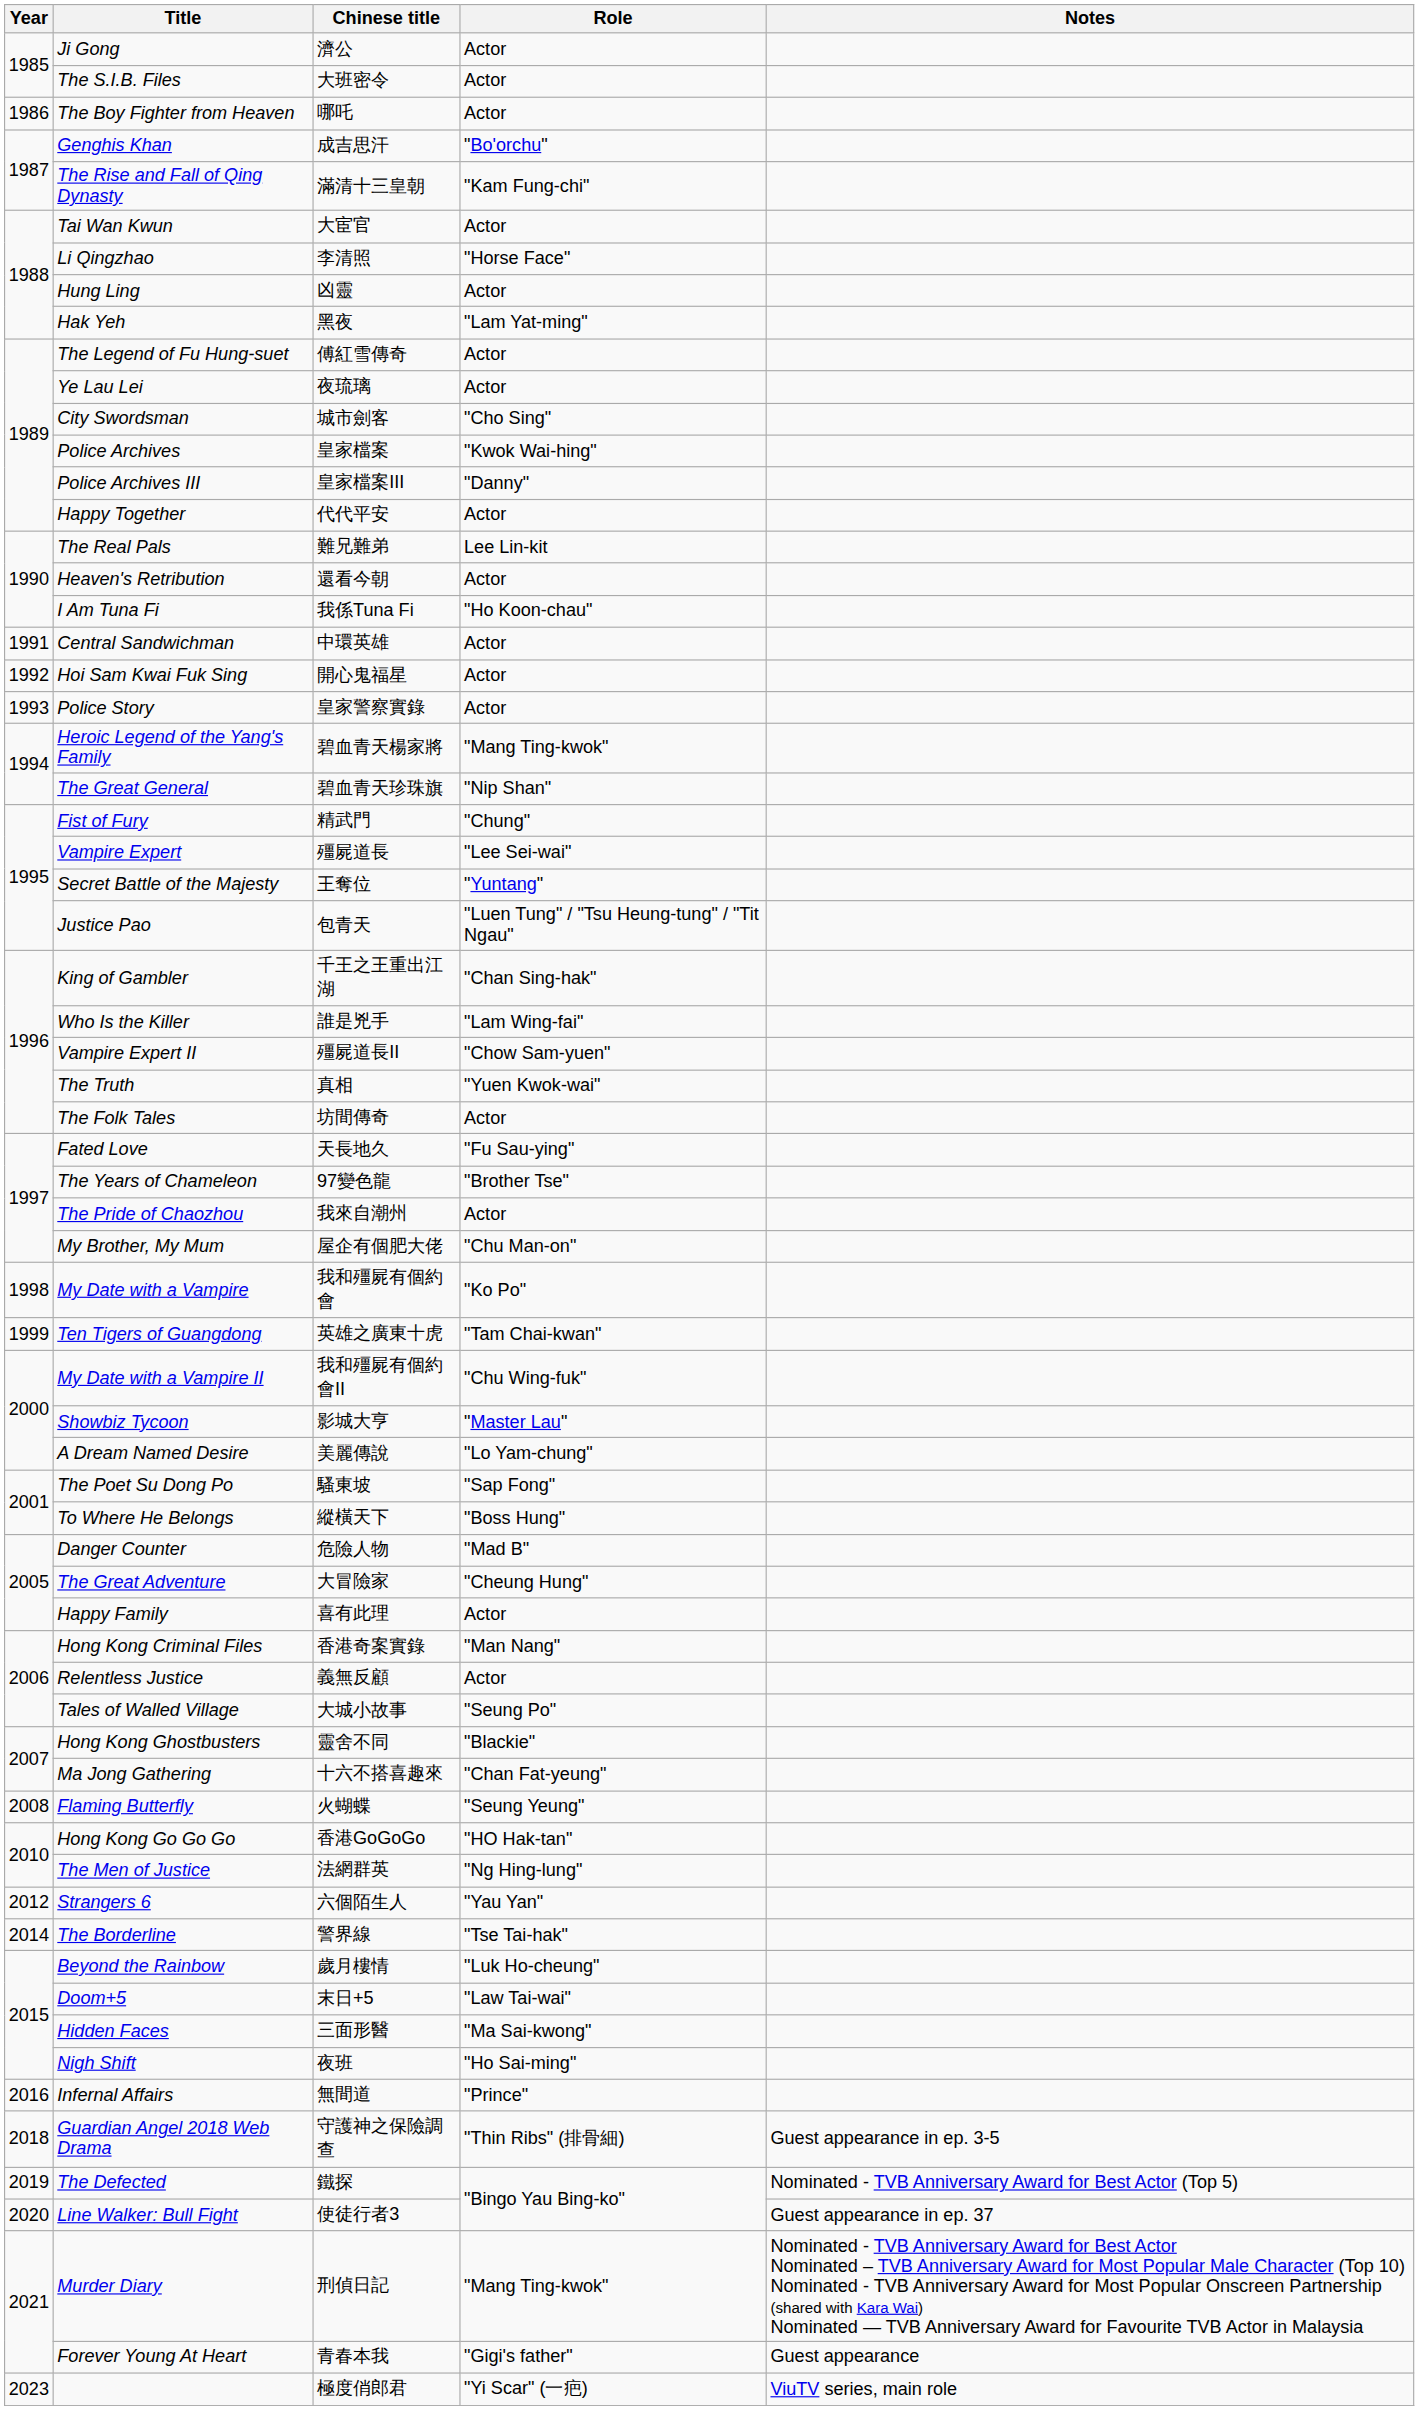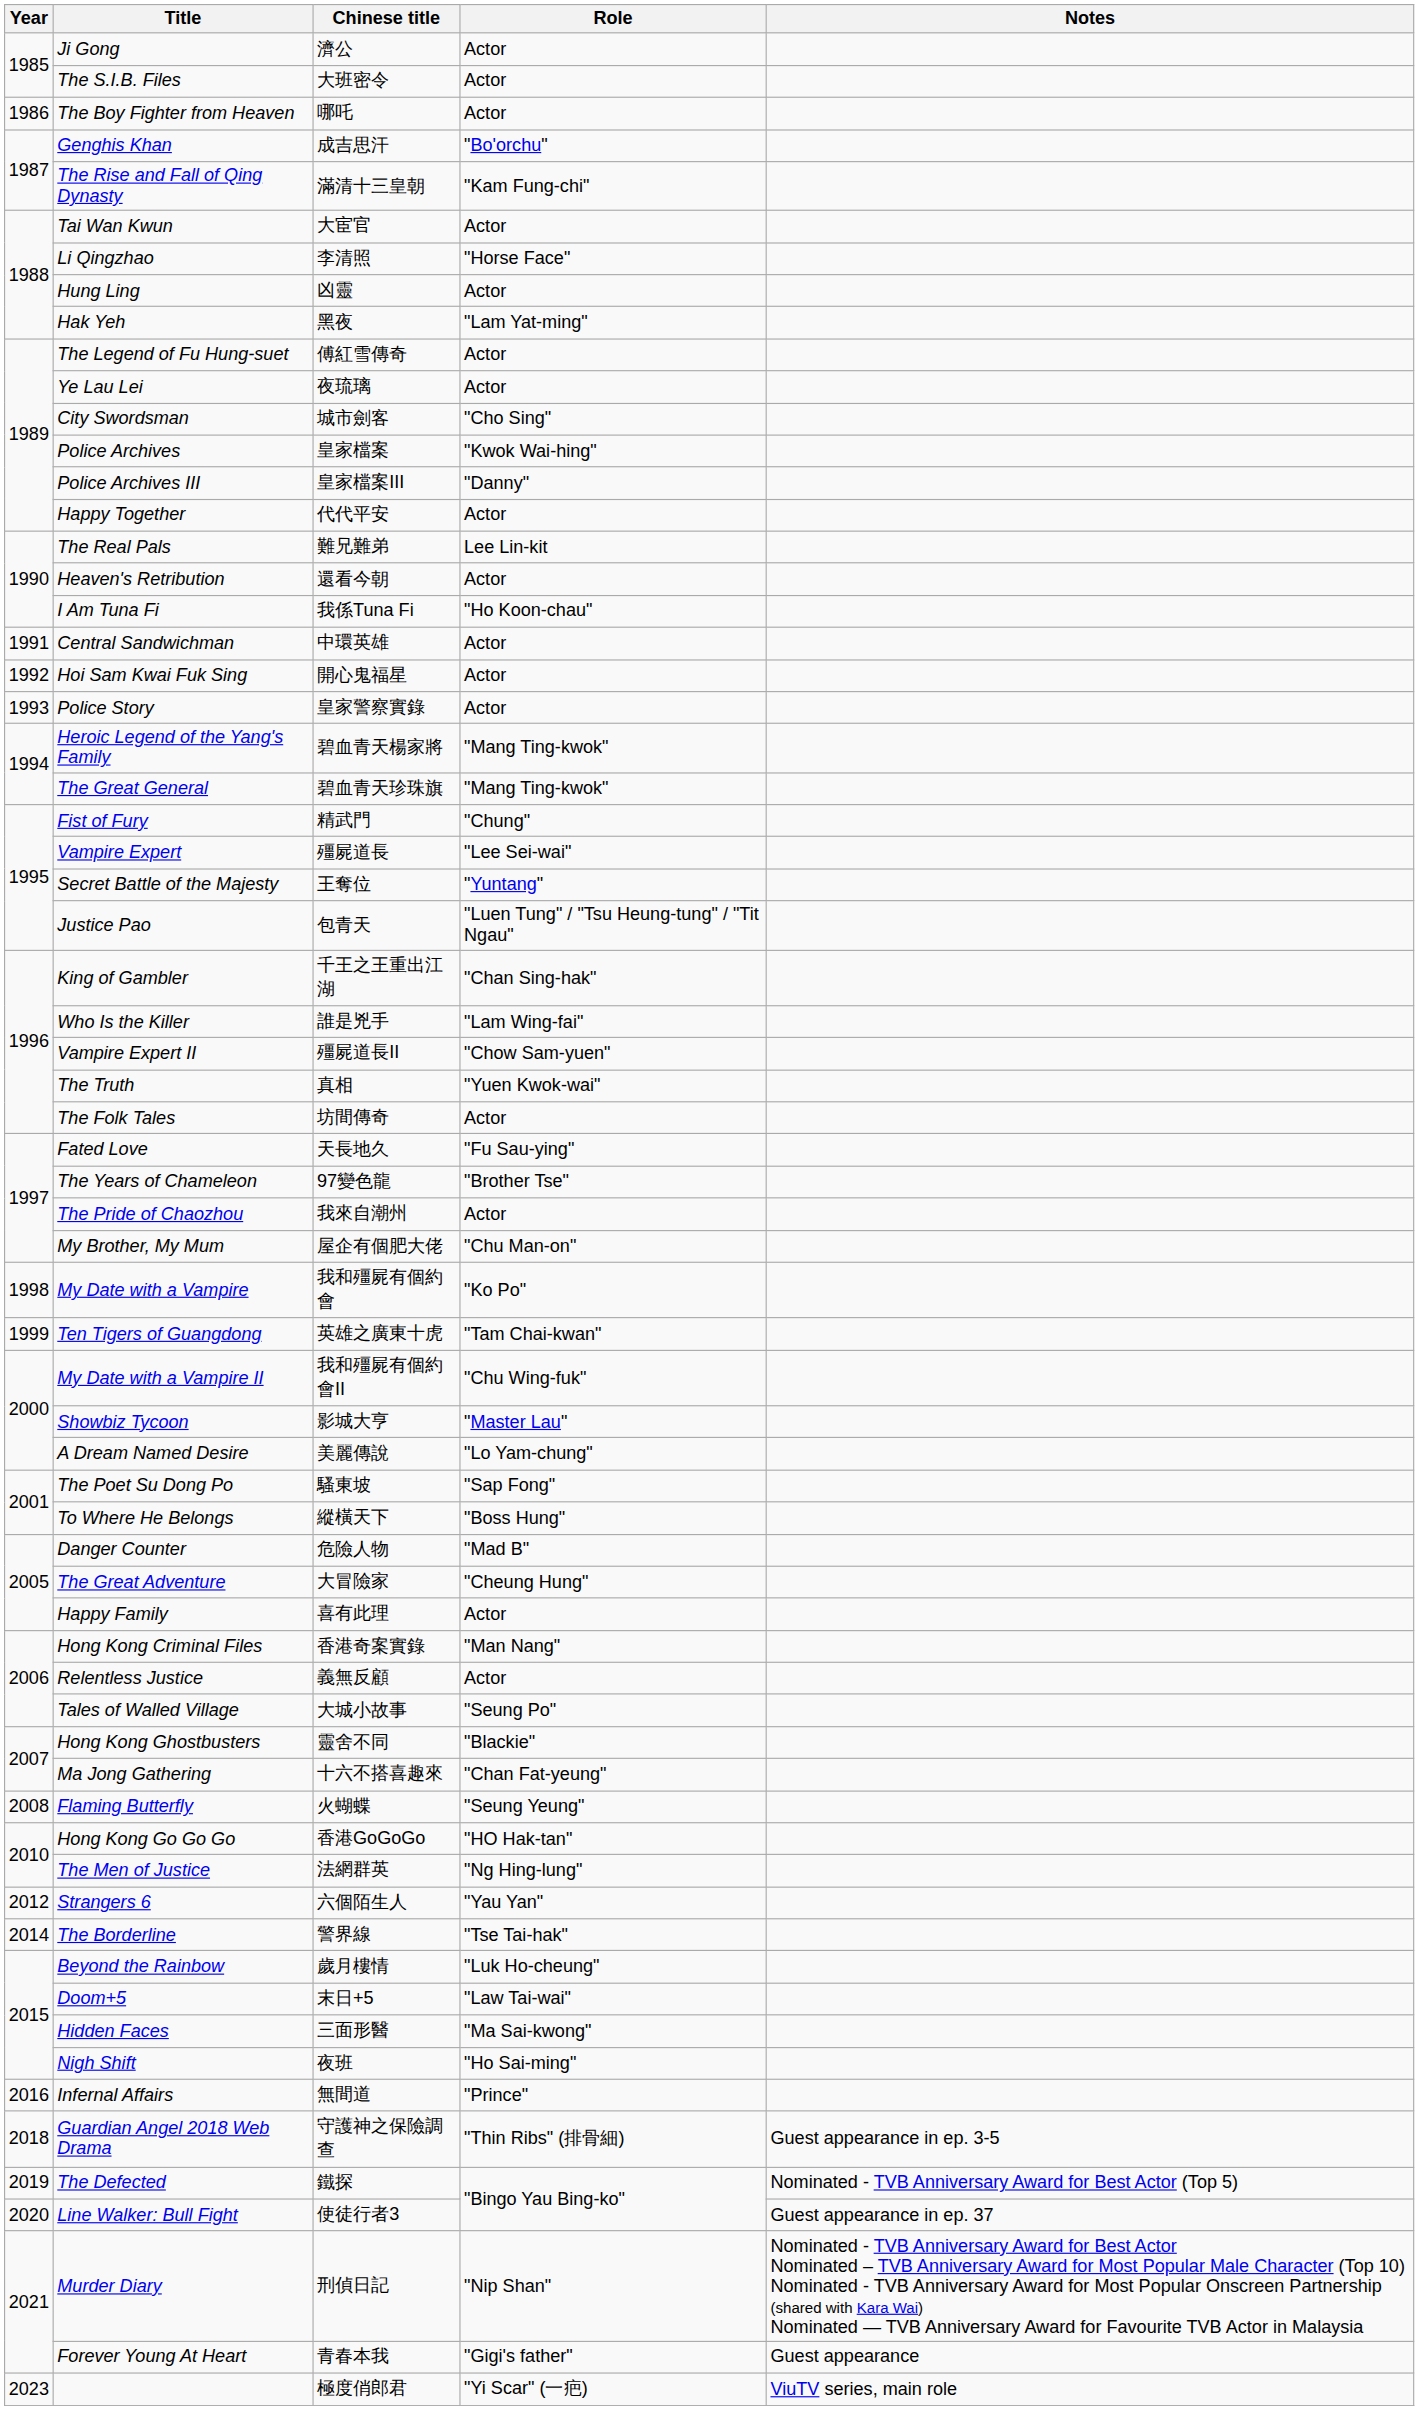(508, 788) "Nip Shan" -> (536, 788) "Mang Ting-kwok"
(536, 2286) "Mang Ting-kwok" -> (508, 2286) "Nip Shan"
